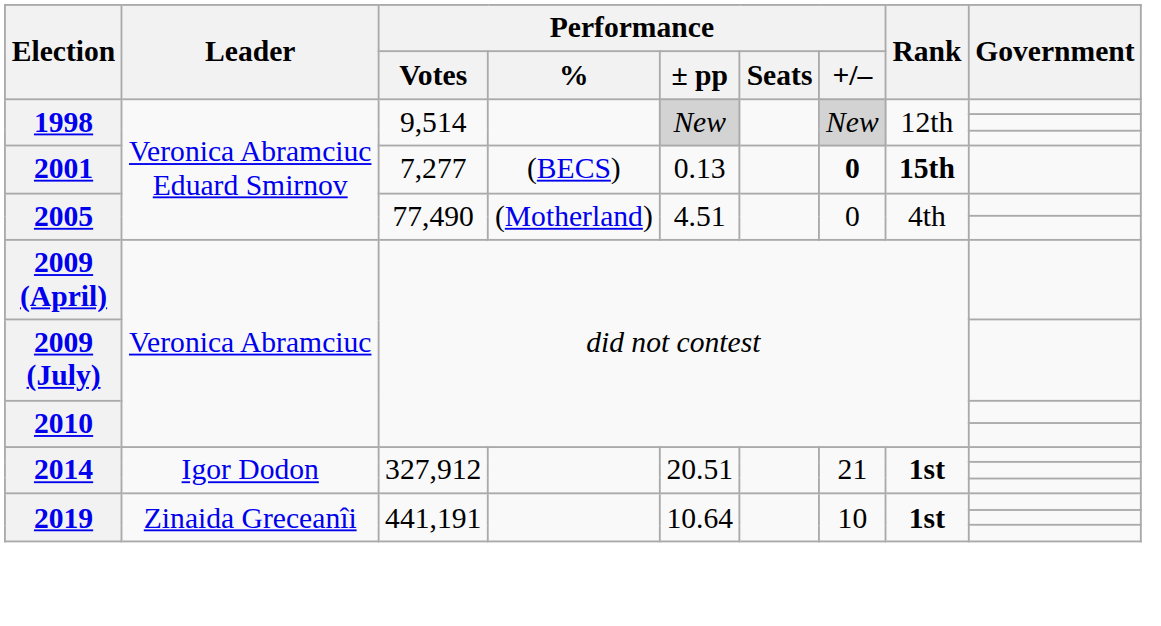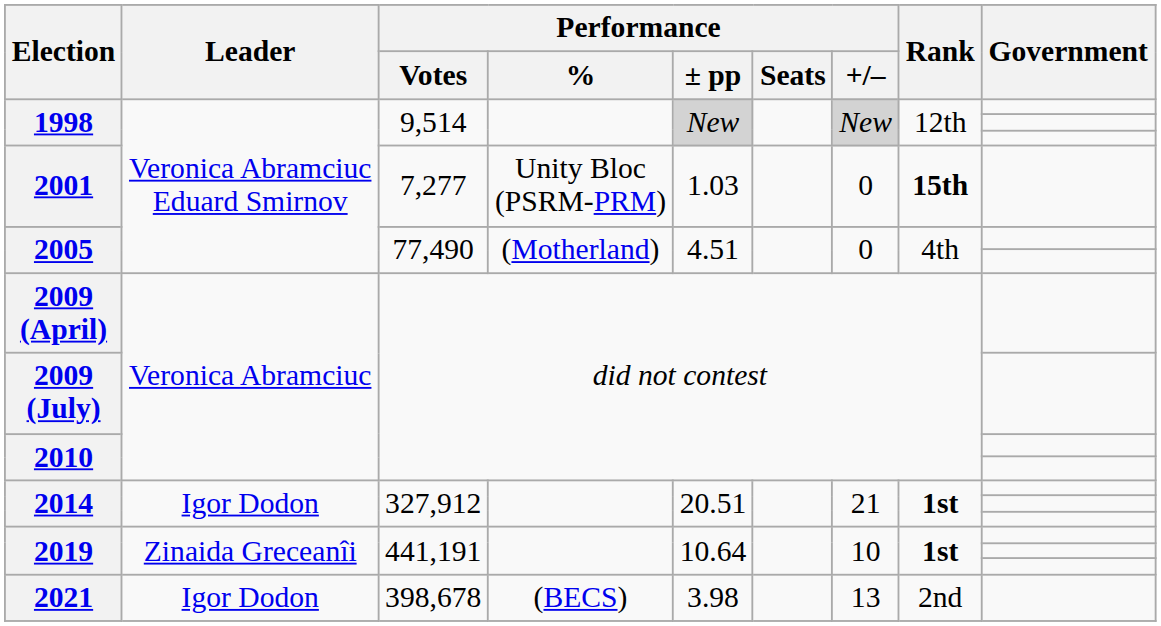(574, 168) (BECS) -> (580, 185) Unity Bloc (PSRM-PRM)
(700, 168) 0.13 -> (713, 185) 1.03
(852, 168) bold -> (866, 185) normal
+ row: (64, 597)
